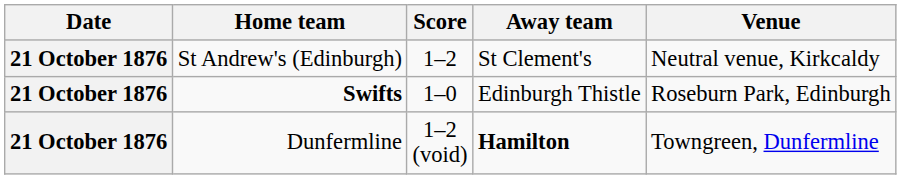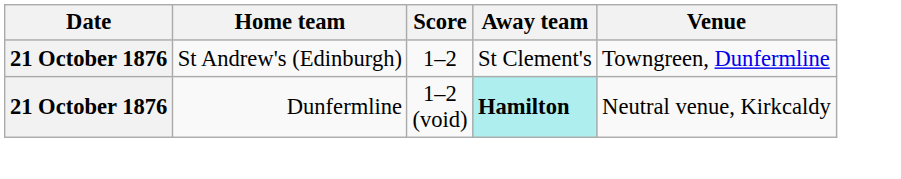(765, 58) Neutral venue, Kirkcaldy -> (716, 58) Towngreen, Dunfermline
- row: (373, 93)
(524, 142) no background -> (524, 106) paleturquoise background
(765, 142) Towngreen, Dunfermline -> (716, 106) Neutral venue, Kirkcaldy
